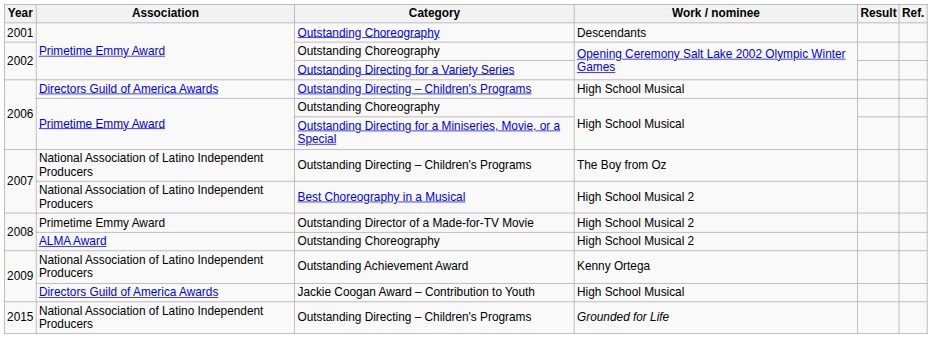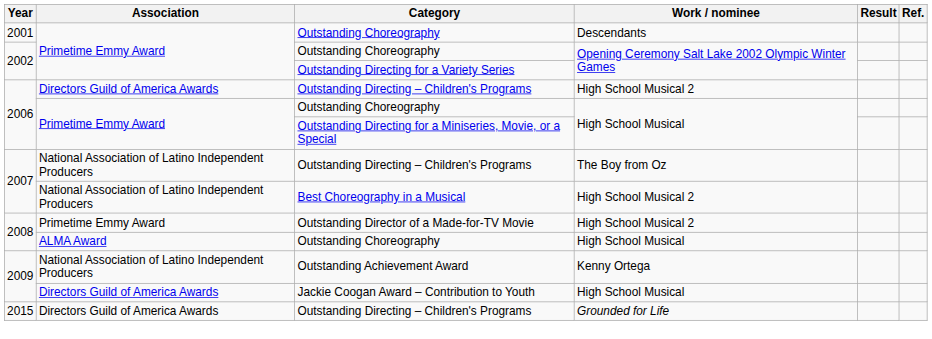(631, 88) High School Musical -> (636, 88) High School Musical 2
(636, 241) High School Musical 2 -> (631, 241) High School Musical
(151, 317) National Association of Latino Independent Producers -> (129, 311) Directors Guild of America Awards
